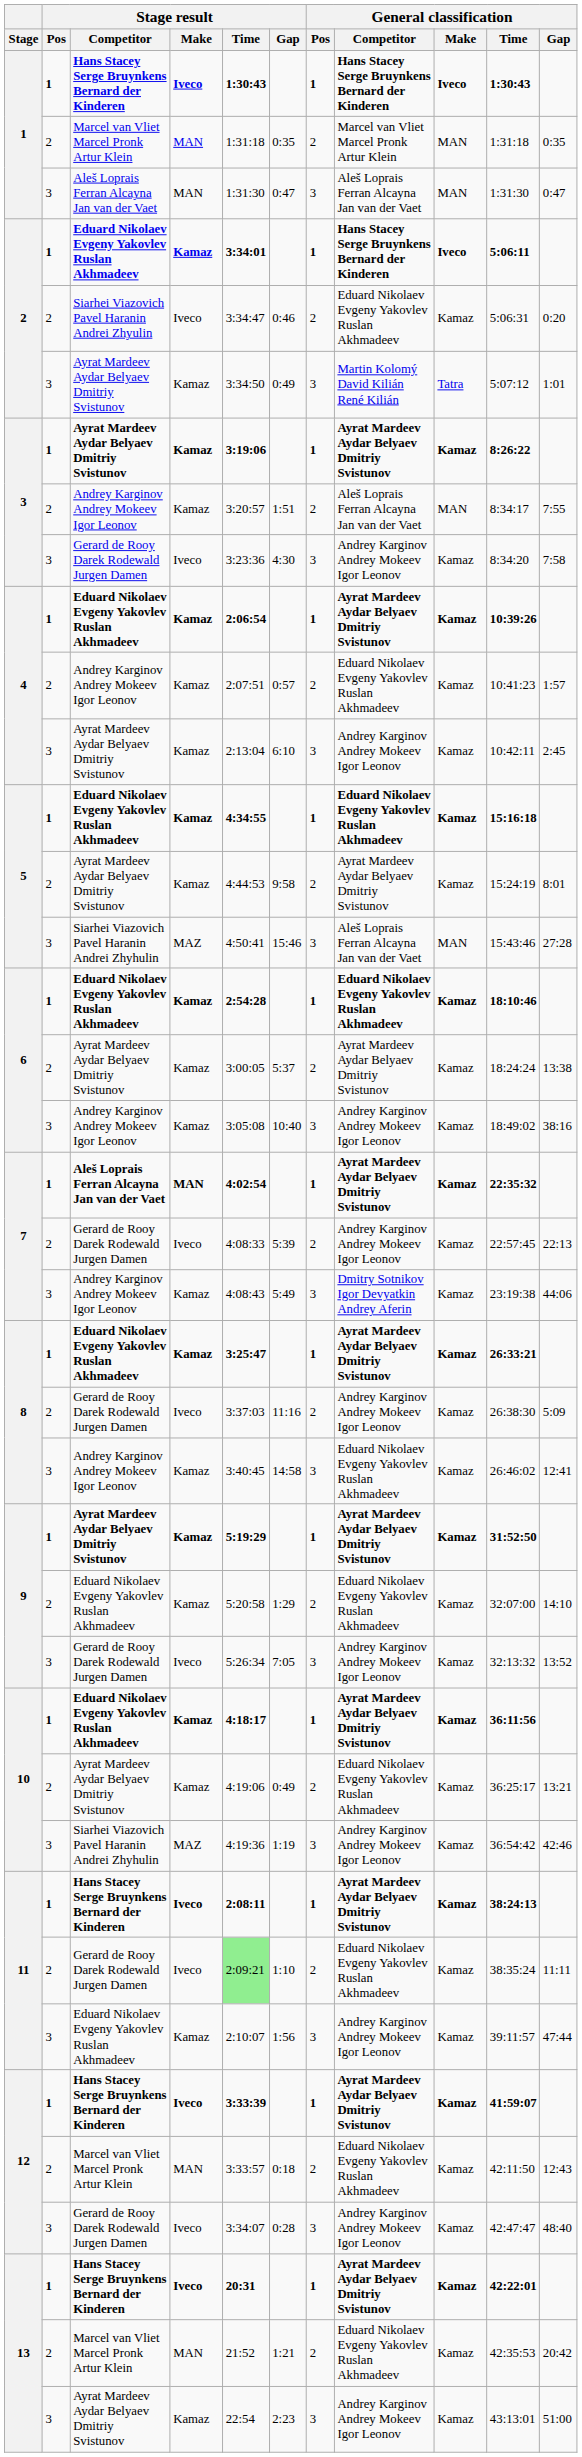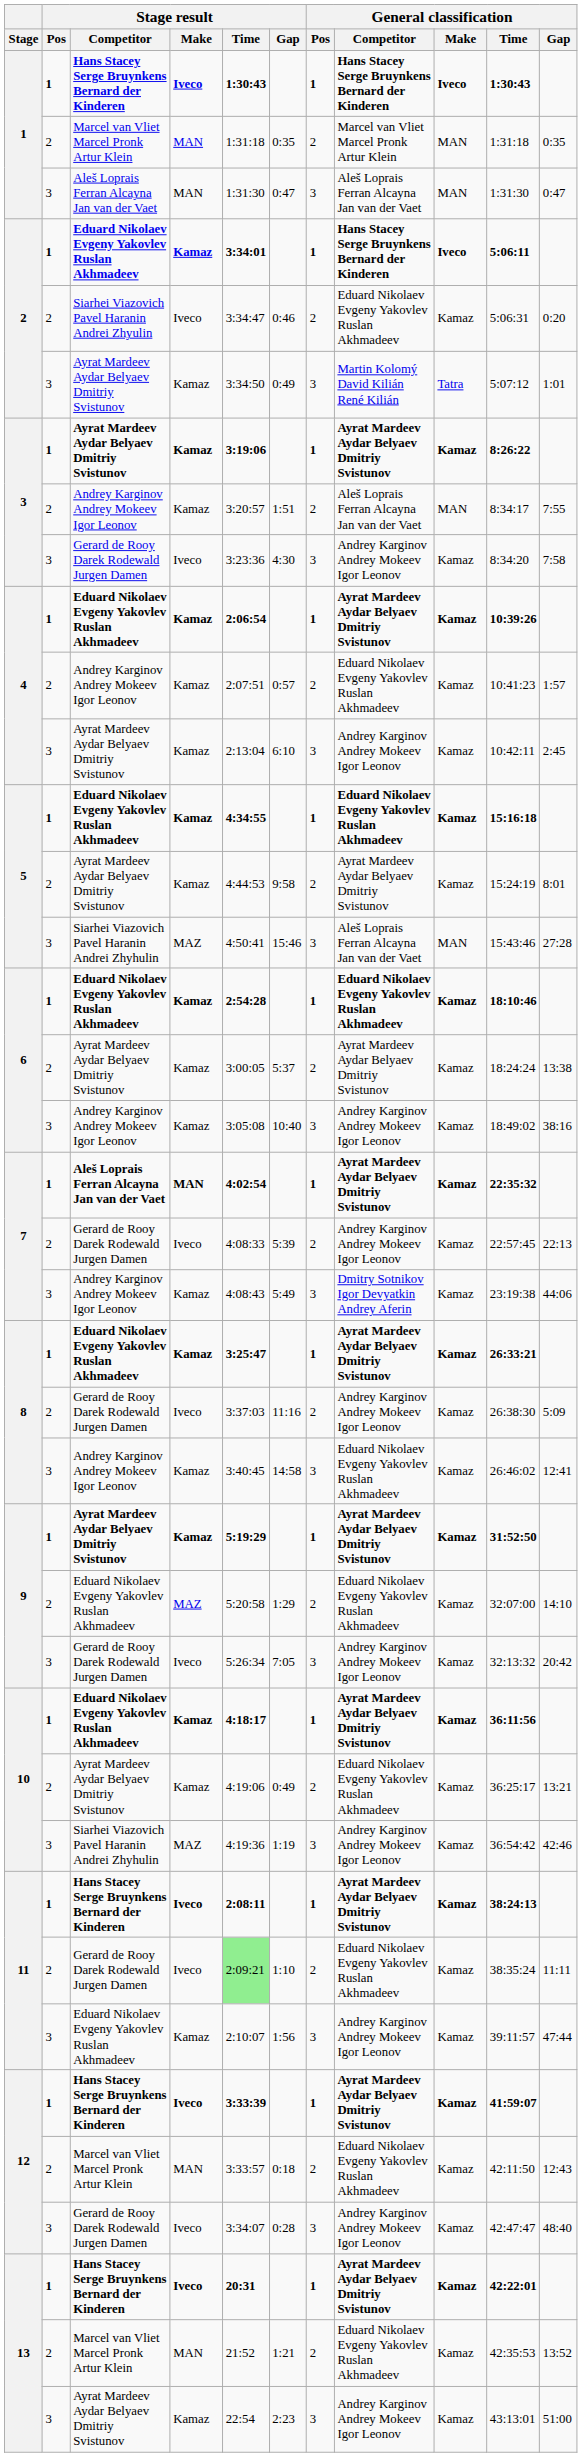(191, 1603) Kamaz -> (187, 1603) MAZ
(557, 1661) 13:52 -> (557, 1661) 20:42
(557, 2352) 20:42 -> (557, 2352) 13:52
